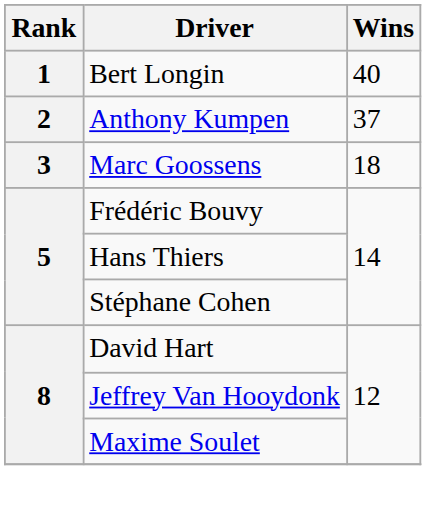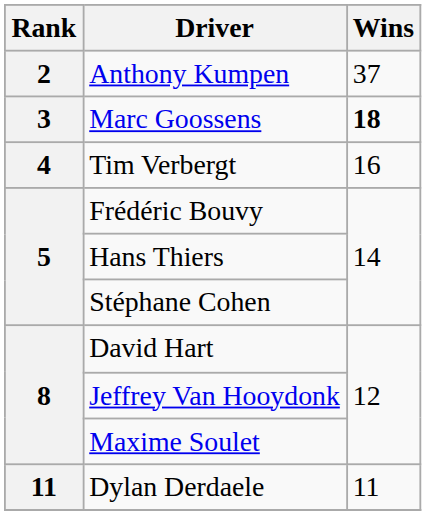- row: (157, 73)
(367, 165) normal -> (367, 119) bold
+ row: (163, 165)
+ row: (177, 486)
